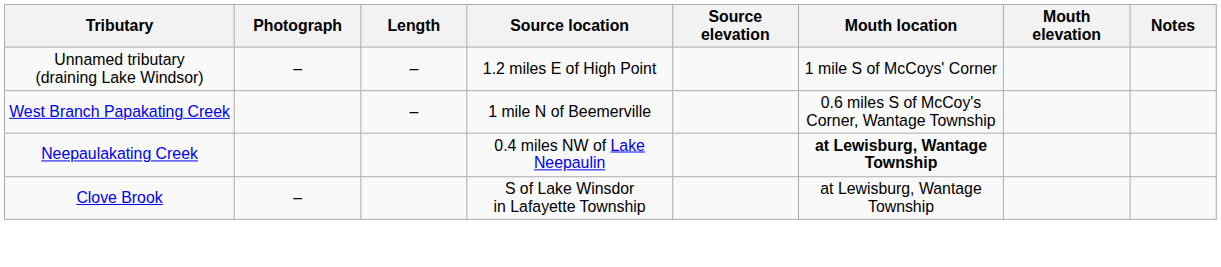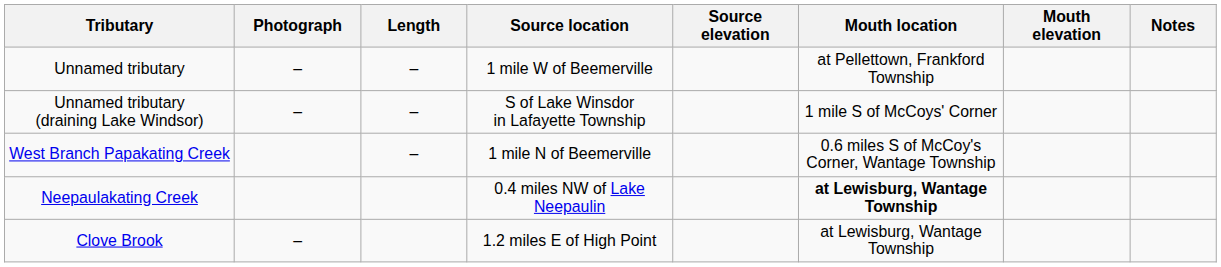+ row: (120, 68)
(570, 68) 1.2 miles E of High Point -> (570, 111) S of Lake Winsdor in Lafayette Township
(570, 197) S of Lake Winsdor in Lafayette Township -> (570, 240) 1.2 miles E of High Point
